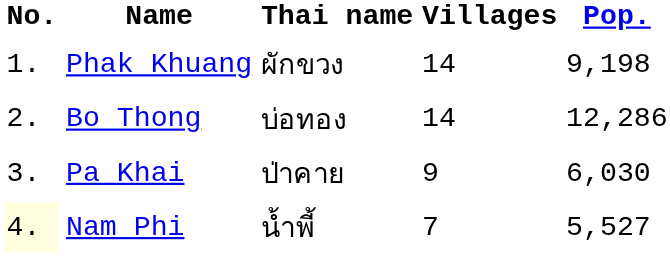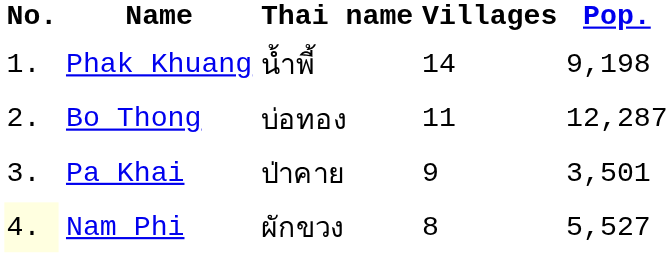(302, 67) ผักขวง -> (288, 67) น้ำพี้
(439, 119) 14 -> (439, 119) 11
(617, 119) 12,286 -> (617, 119) 12,287
(608, 173) 6,030 -> (608, 173) 3,501
(288, 229) น้ำพี้ -> (302, 229) ผักขวง
(430, 227) 7 -> (430, 227) 8
